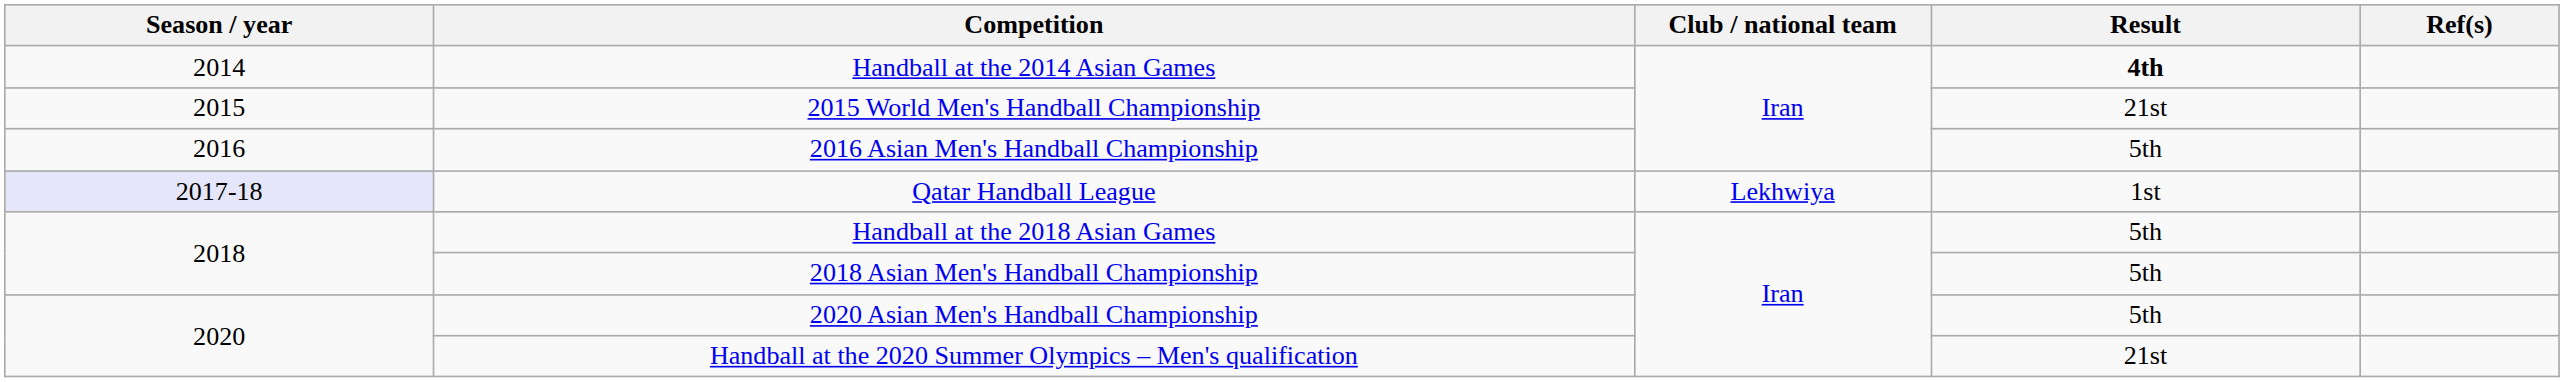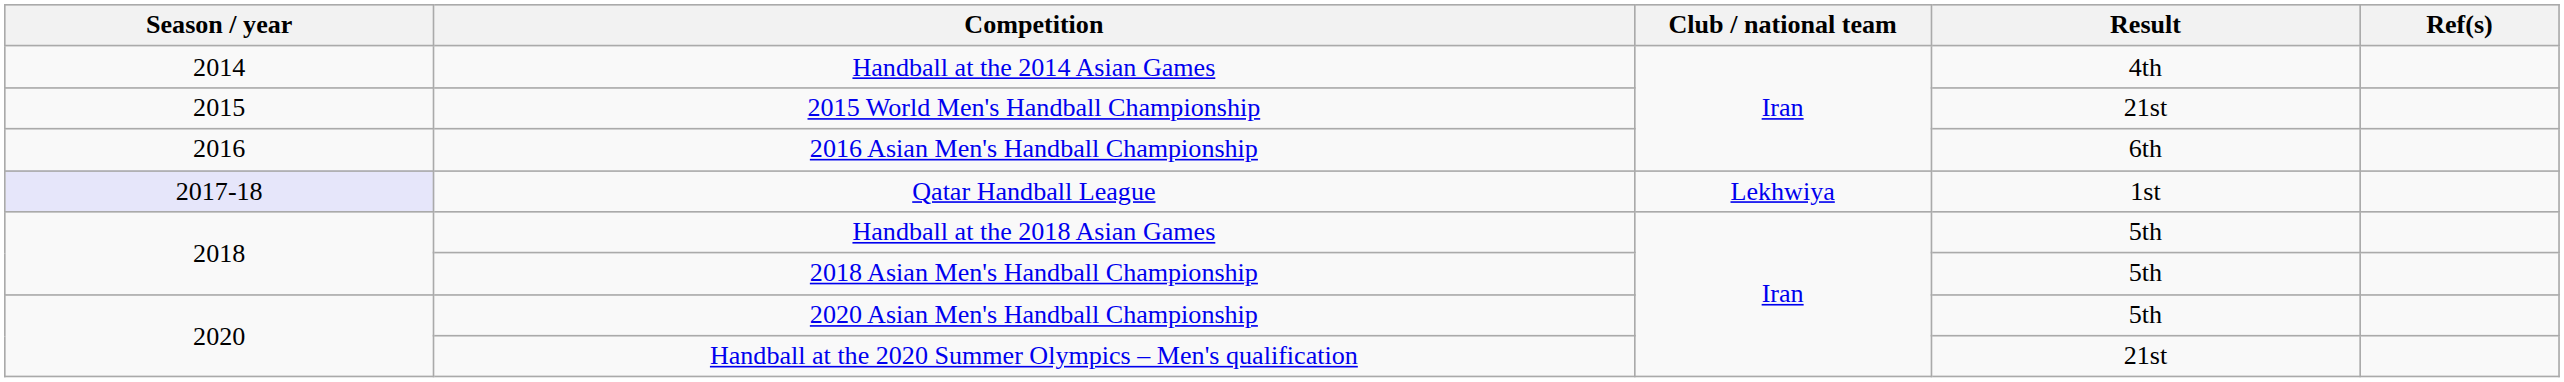(2146, 66) bold -> (2146, 66) normal
(2146, 149) 5th -> (2146, 149) 6th
